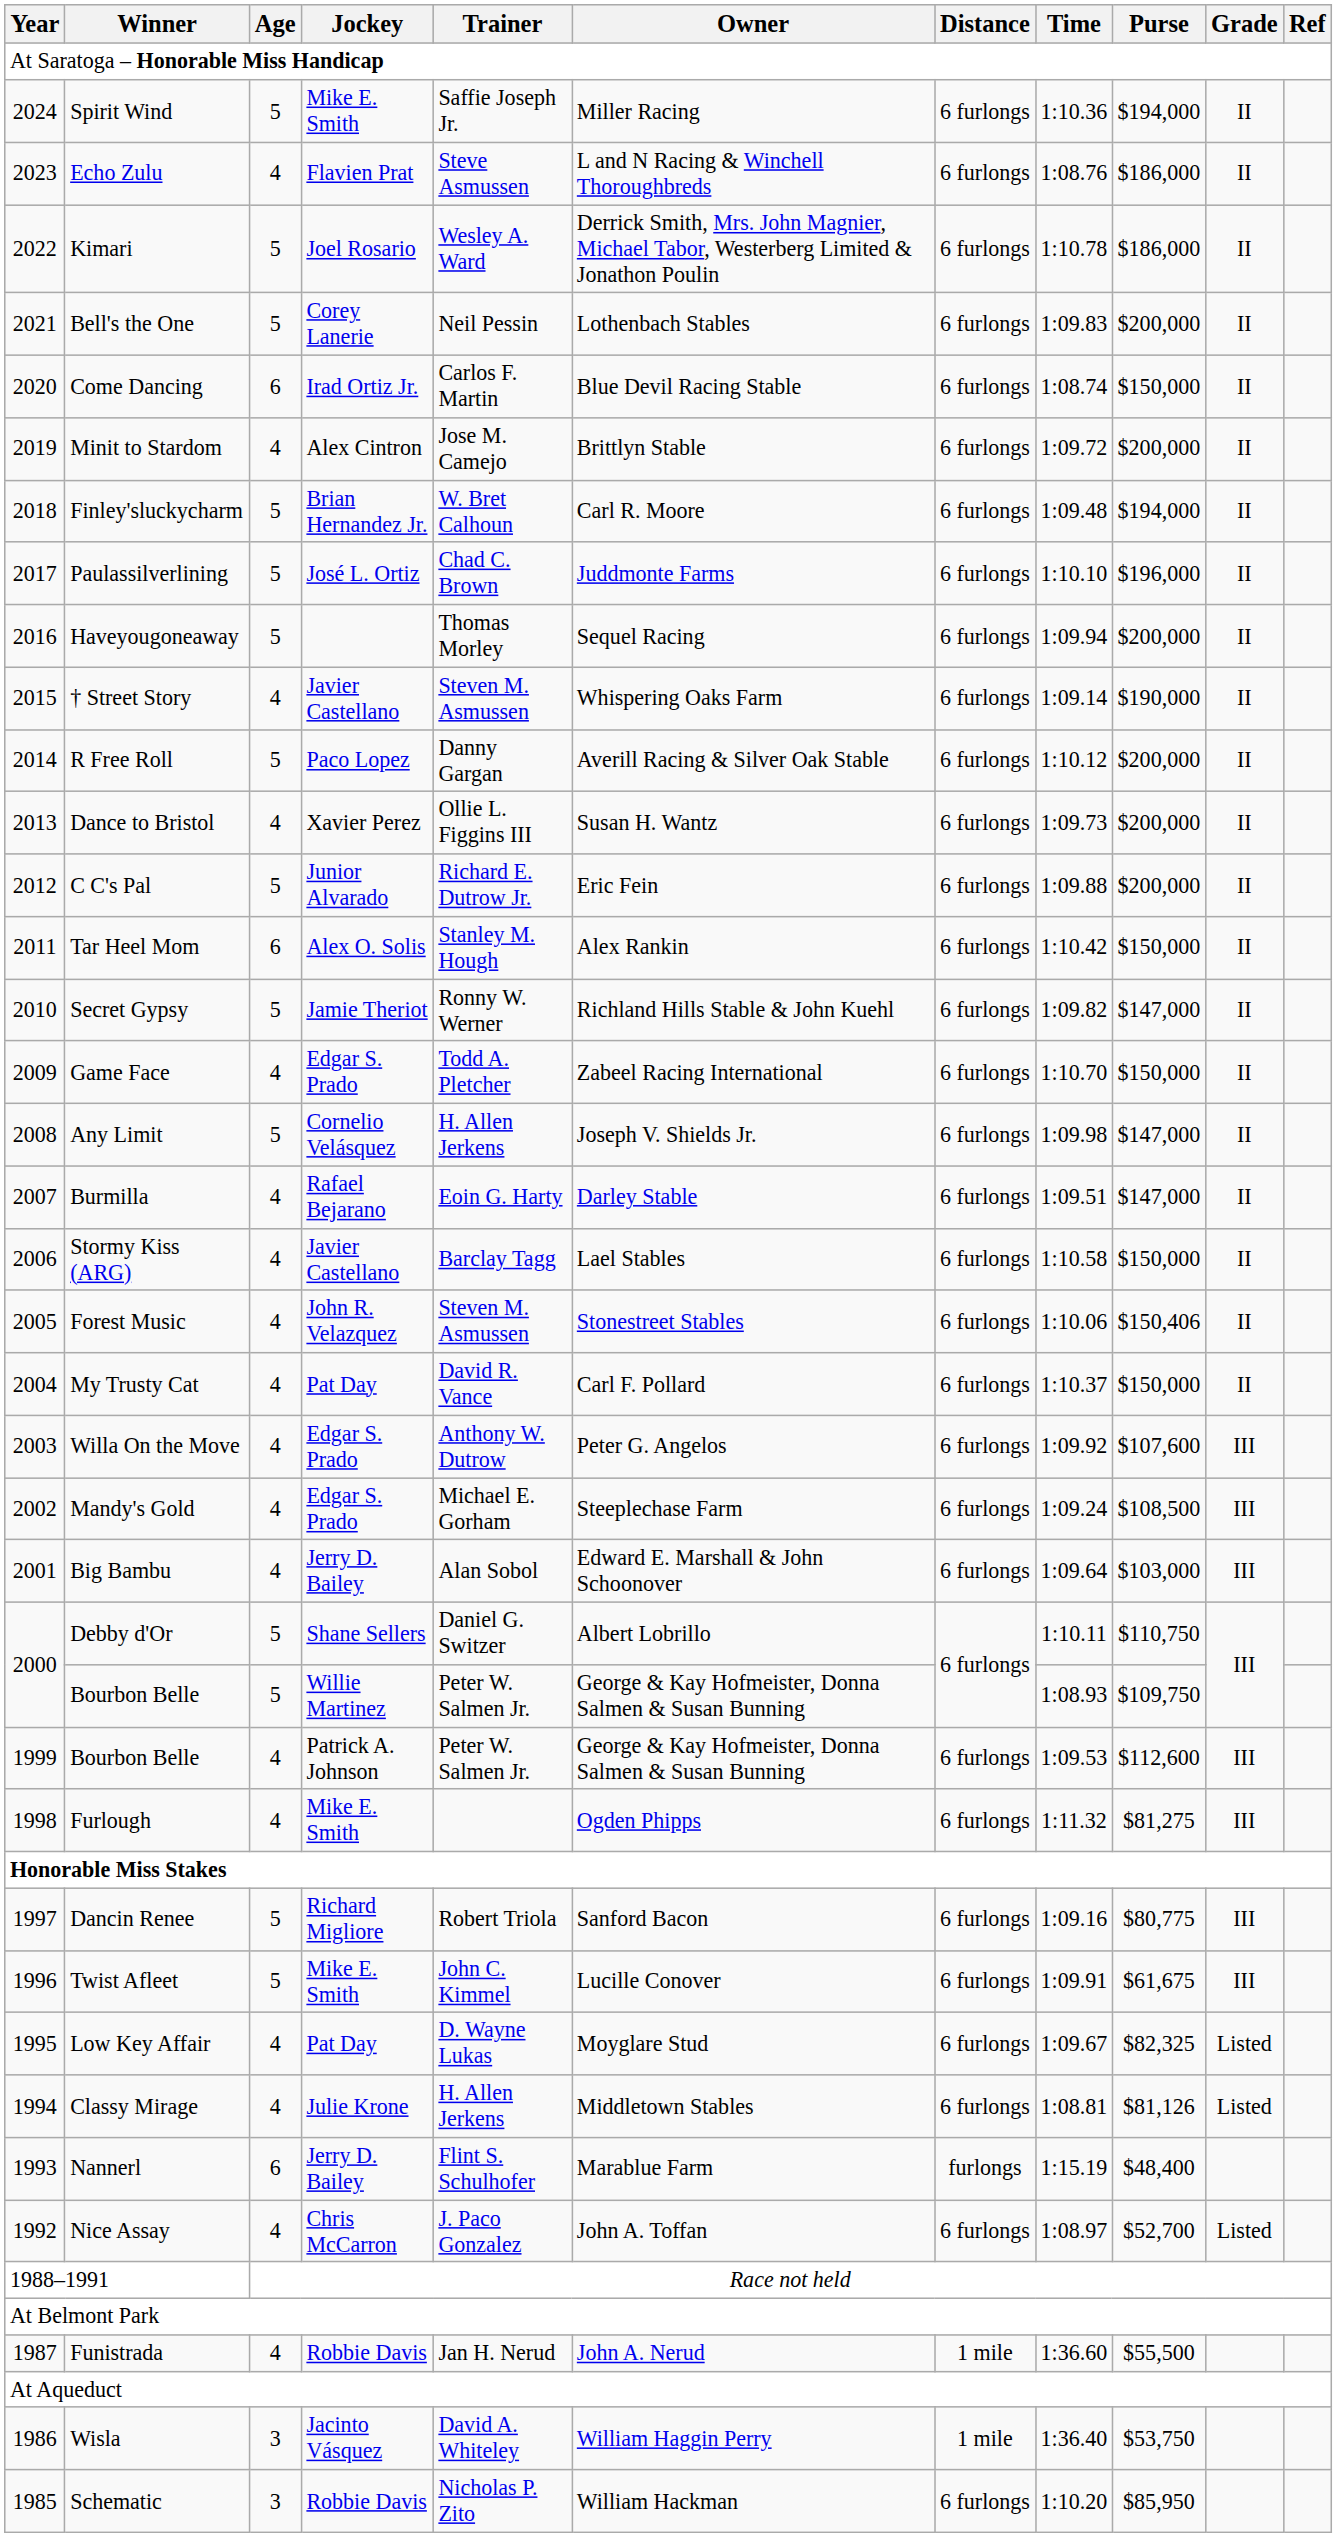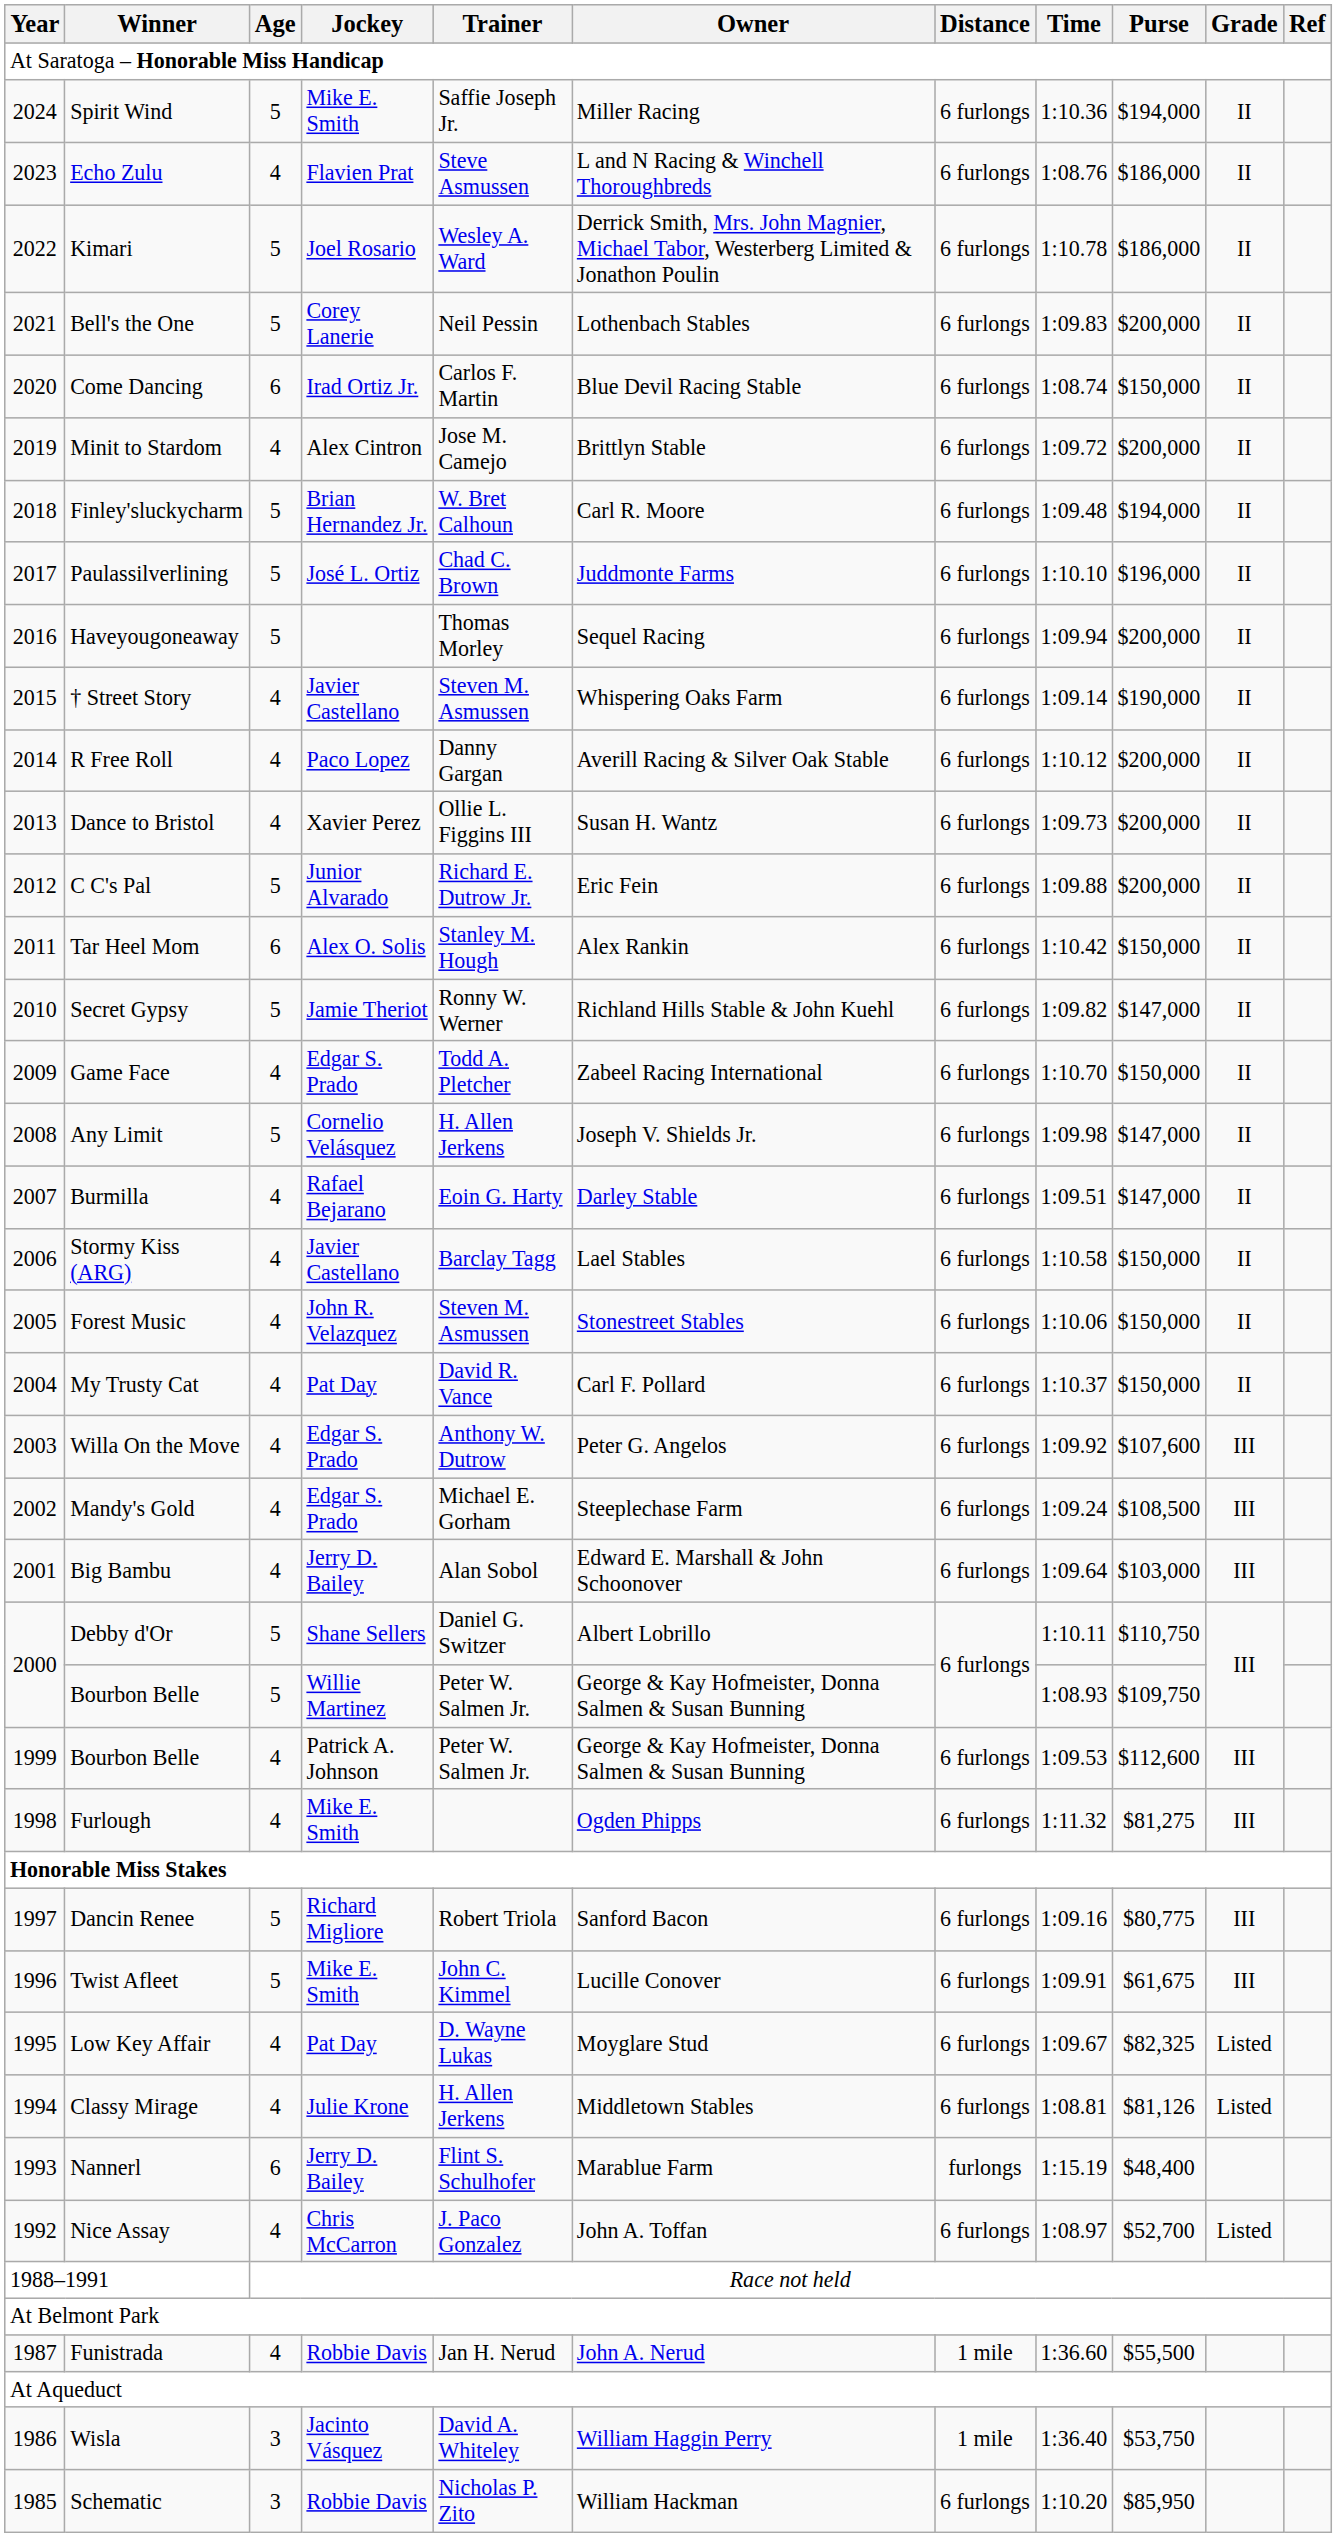(275, 760) 5 -> (275, 760) 4
(1159, 1321) $150,406 -> (1159, 1321) $150,000
